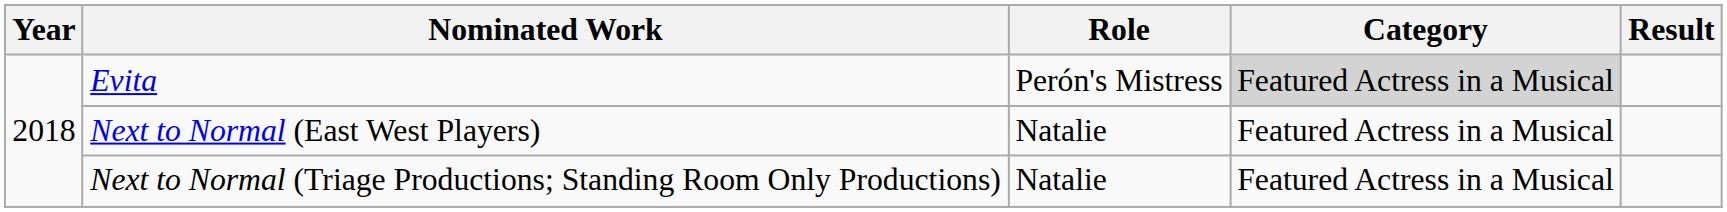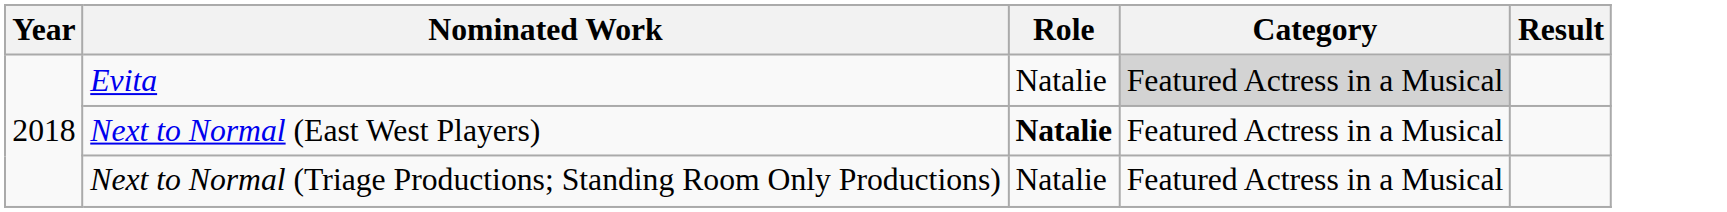(1119, 79) Perón's Mistress -> (1061, 79) Natalie
(1061, 130) normal -> (1064, 130) bold
